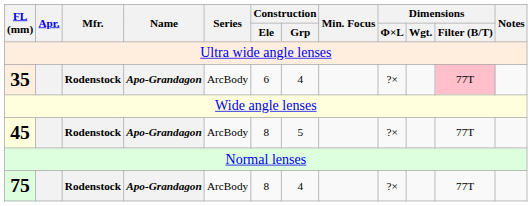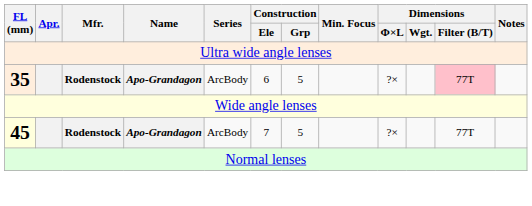(300, 79) 4 -> (300, 79) 5
(266, 133) 8 -> (266, 133) 7
- row: (20, 186)
